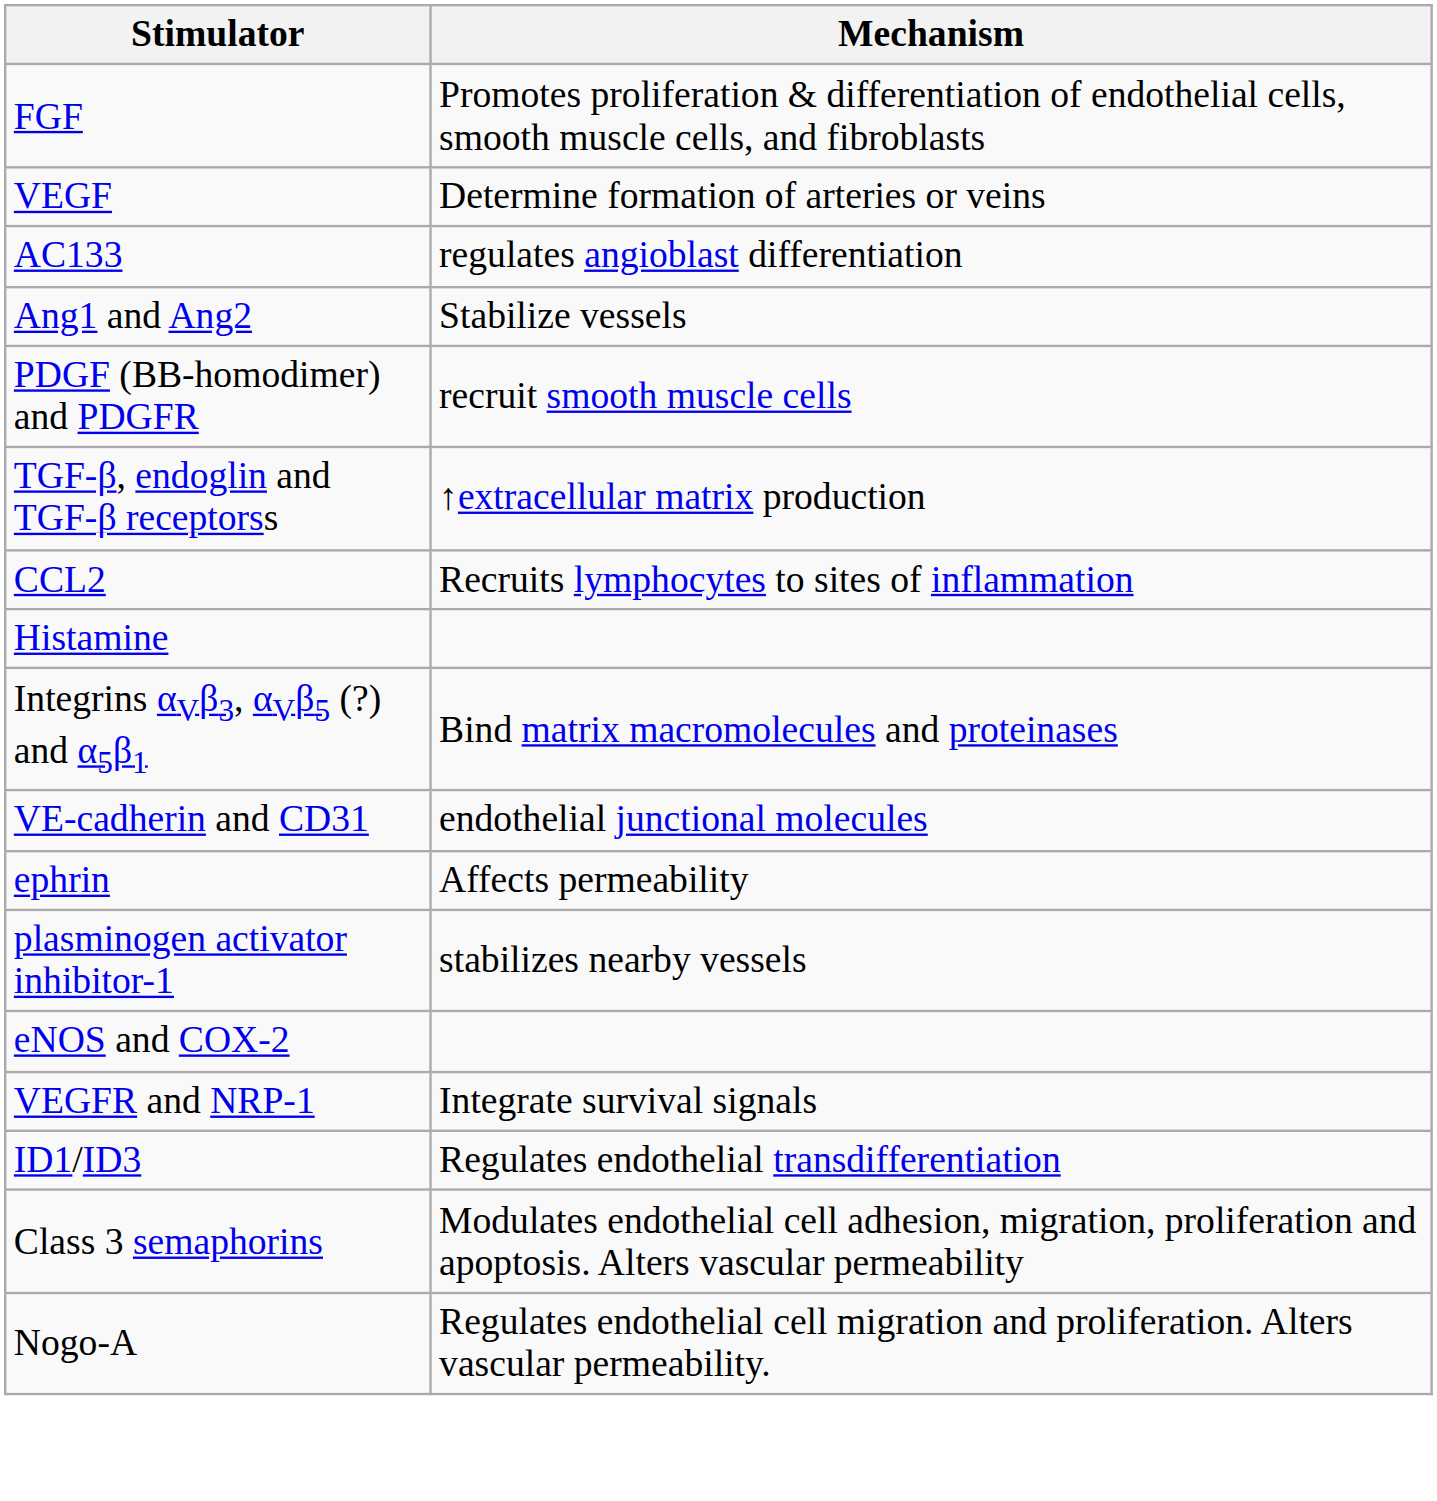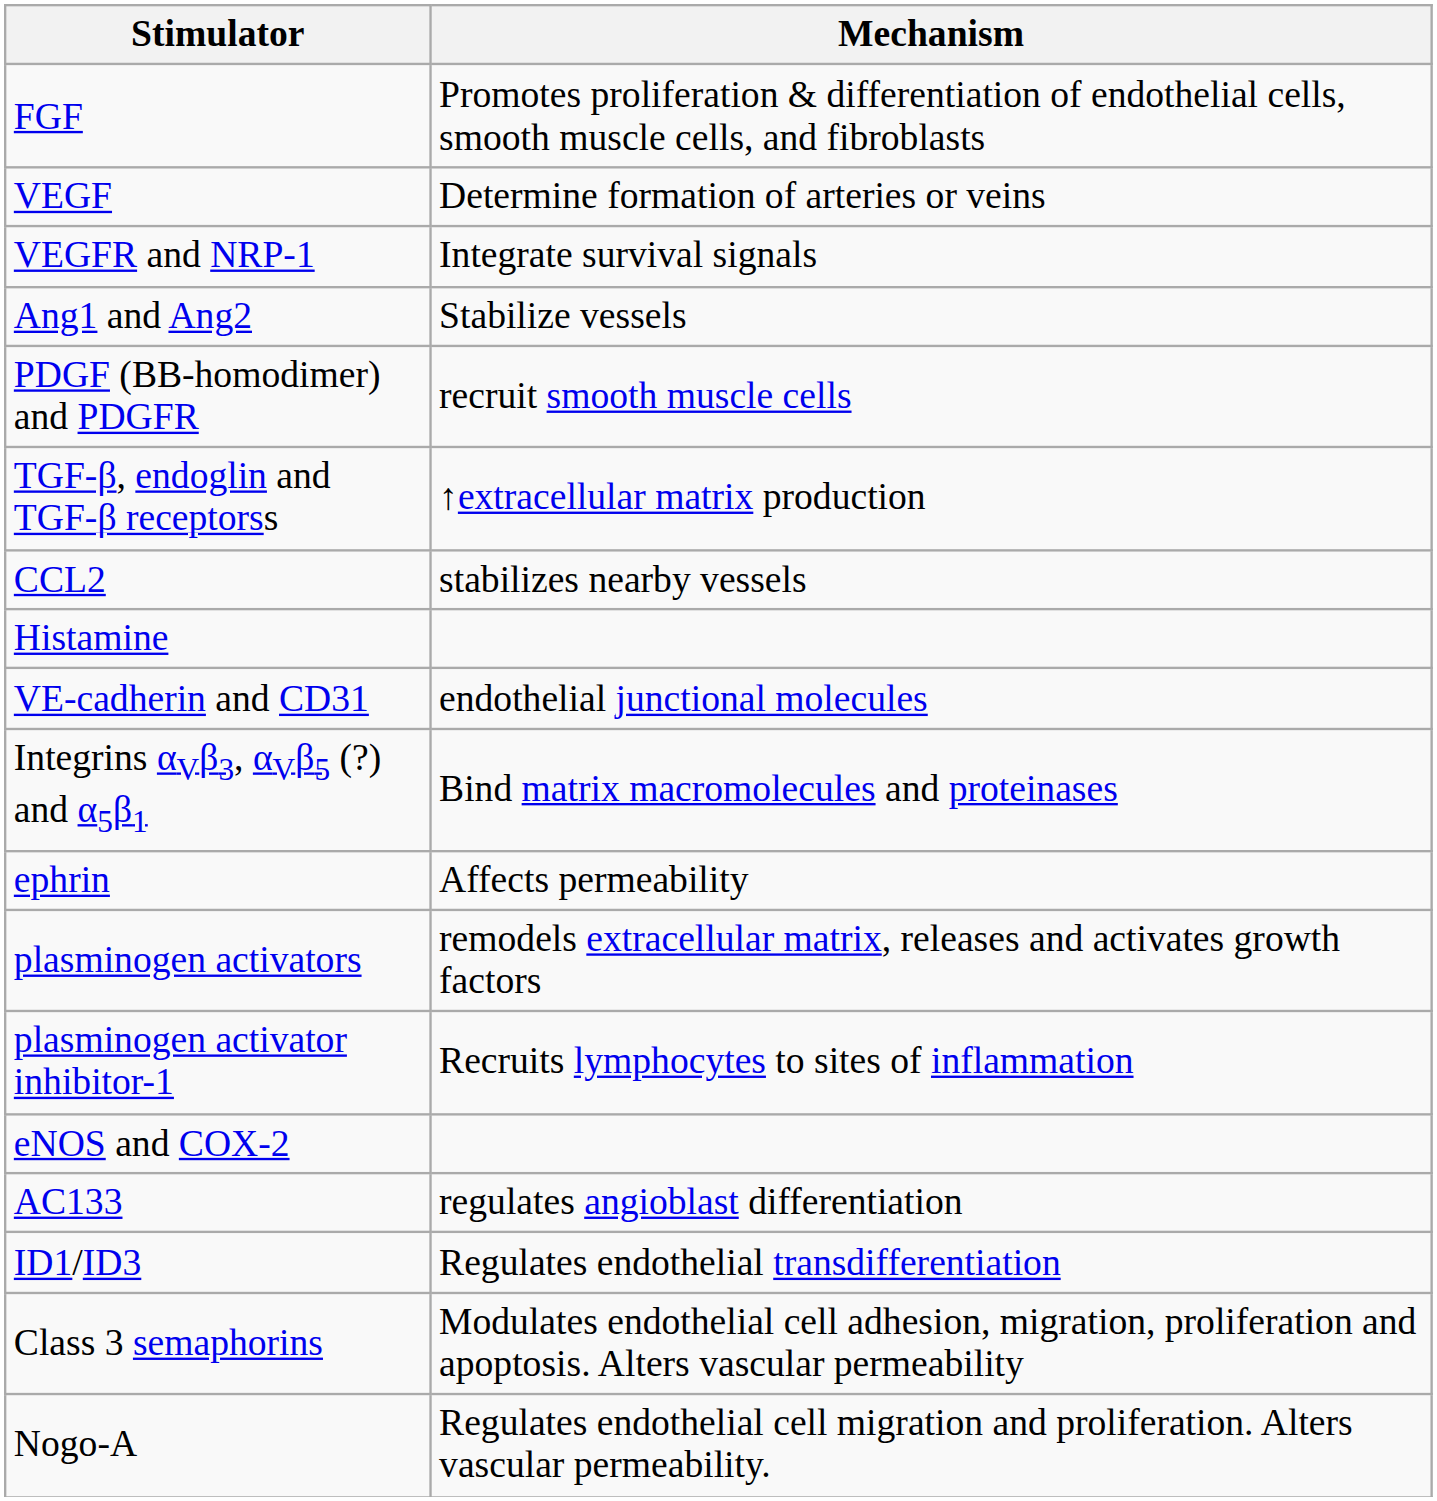rows swapped: (164, 1100) <-> (68, 255)
(786, 578) Recruits lymphocytes to sites of inflammation -> (623, 578) stabilizes nearby vessels
rows swapped: (198, 728) <-> (191, 819)
+ row: (188, 959)
(623, 959) stabilizes nearby vessels -> (786, 1061) Recruits lymphocytes to sites of inflammation
